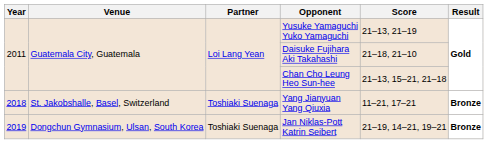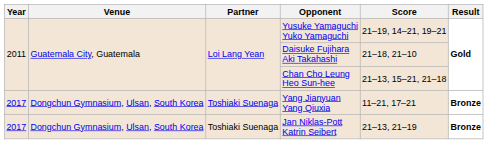(389, 31) 21–13, 21–19 -> (404, 31) 21–19, 14–21, 19–21
(16, 103) 2018 -> (16, 103) 2017
(100, 103) St. Jakobshalle, Basel, Switzerland -> (117, 103) Dongchun Gymnasium, Ulsan, South Korea
(16, 127) 2019 -> (16, 127) 2017
(404, 127) 21–19, 14–21, 19–21 -> (389, 127) 21–13, 21–19
